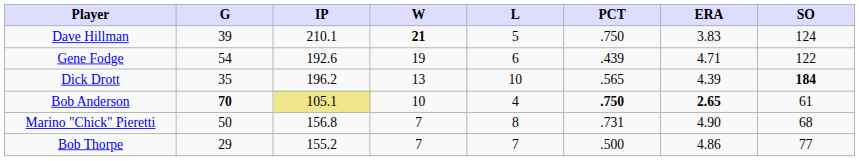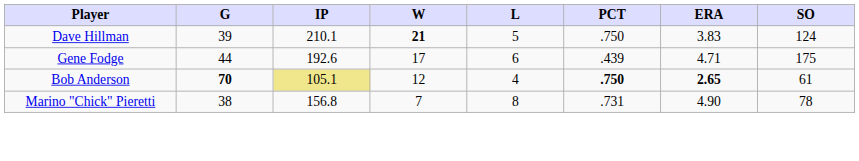(225, 58) 54 -> (225, 58) 44
(419, 58) 19 -> (419, 58) 17
(806, 58) 122 -> (806, 58) 175
- row: (90, 79)
(419, 101) 10 -> (419, 79) 12
(225, 123) 50 -> (225, 101) 38
(806, 123) 68 -> (806, 101) 78
- row: (90, 144)
